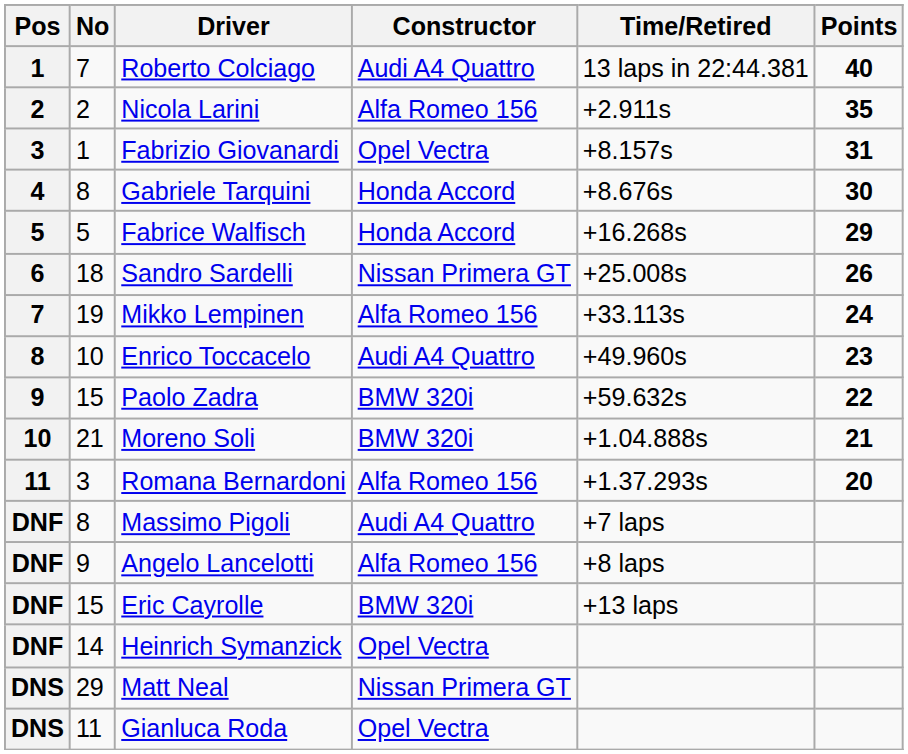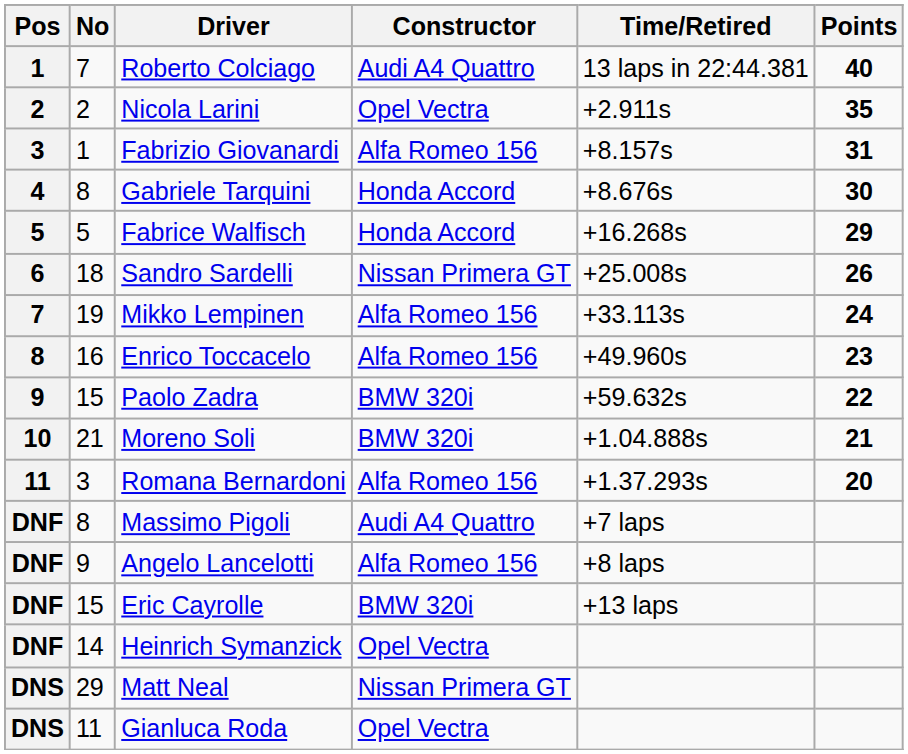(448, 108) Alfa Romeo 156 -> (423, 108) Opel Vectra
(423, 149) Opel Vectra -> (448, 149) Alfa Romeo 156
(90, 356) 10 -> (90, 356) 16
(446, 356) Audi A4 Quattro -> (448, 356) Alfa Romeo 156
